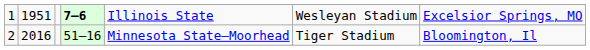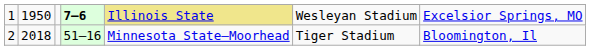(36, 15) 1951 -> (36, 15) 1950
(161, 15) no background -> (161, 15) khaki background
(36, 35) 2016 -> (36, 35) 2018
